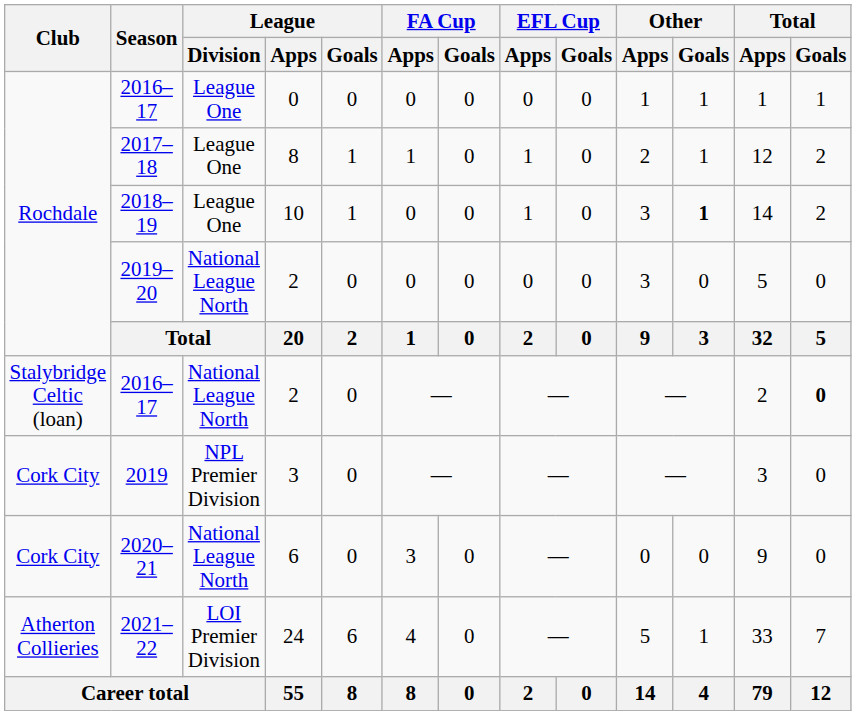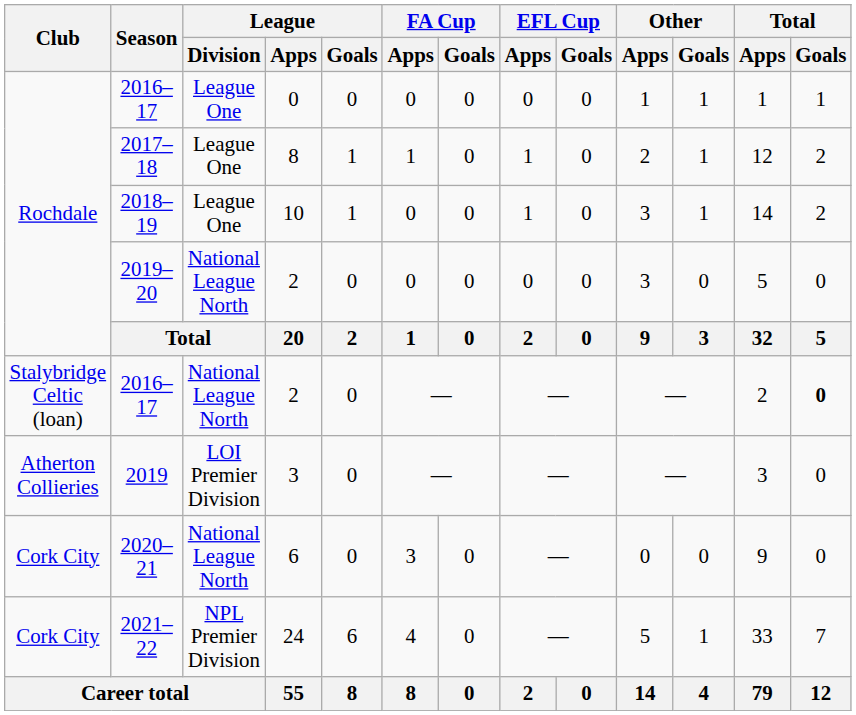(704, 213) bold -> (704, 213) normal
(58, 475) Cork City -> (58, 475) Atherton Collieries
(224, 475) NPL Premier Division -> (224, 475) LOI Premier Division
(58, 636) Atherton Collieries -> (58, 636) Cork City
(224, 636) LOI Premier Division -> (224, 636) NPL Premier Division
